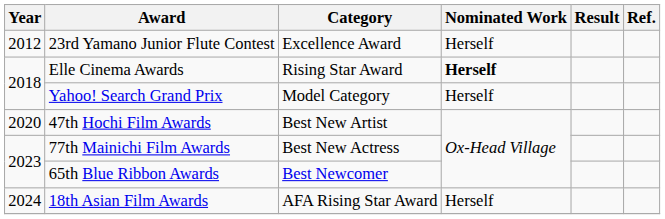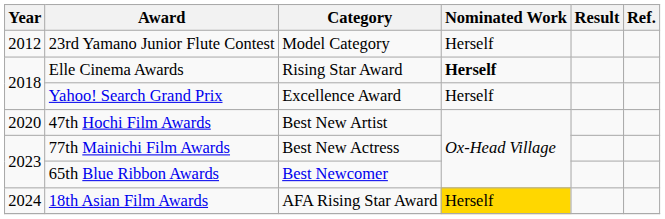(342, 43) Excellence Award -> (336, 43) Model Category
(336, 95) Model Category -> (342, 95) Excellence Award
(469, 200) no background -> (469, 200) gold background
